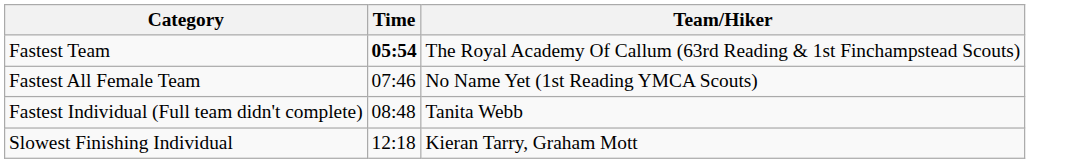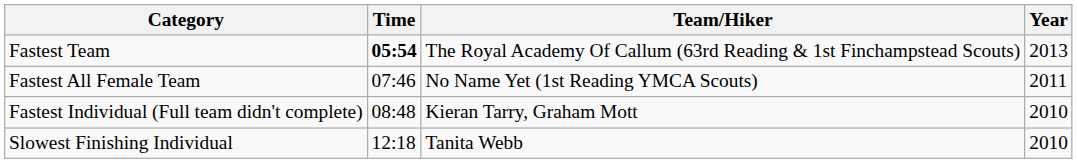+ column: (1049, 19)
(474, 111) Tanita Webb -> (532, 111) Kieran Tarry, Graham Mott
(532, 142) Kieran Tarry, Graham Mott -> (474, 142) Tanita Webb
